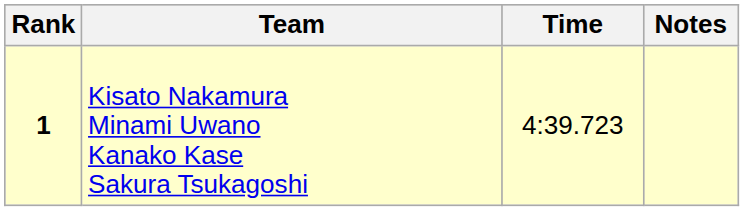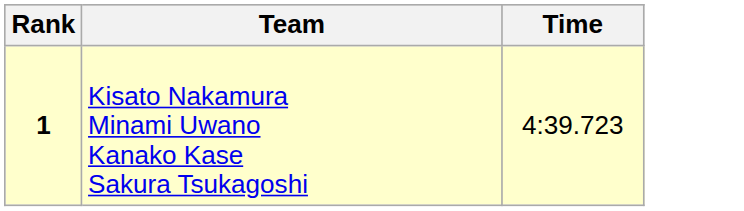- column: (691, 25)
